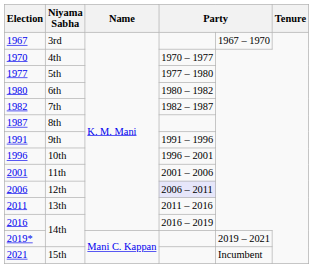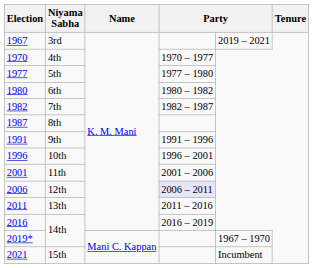(244, 40) 1967 – 1970 -> (244, 40) 2019 – 2021
(244, 238) 2019 – 2021 -> (244, 238) 1967 – 1970
